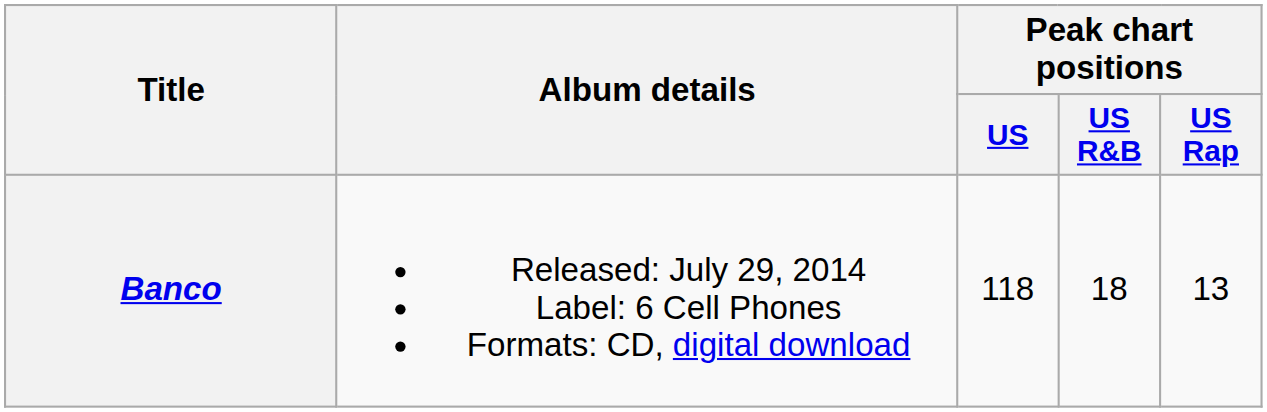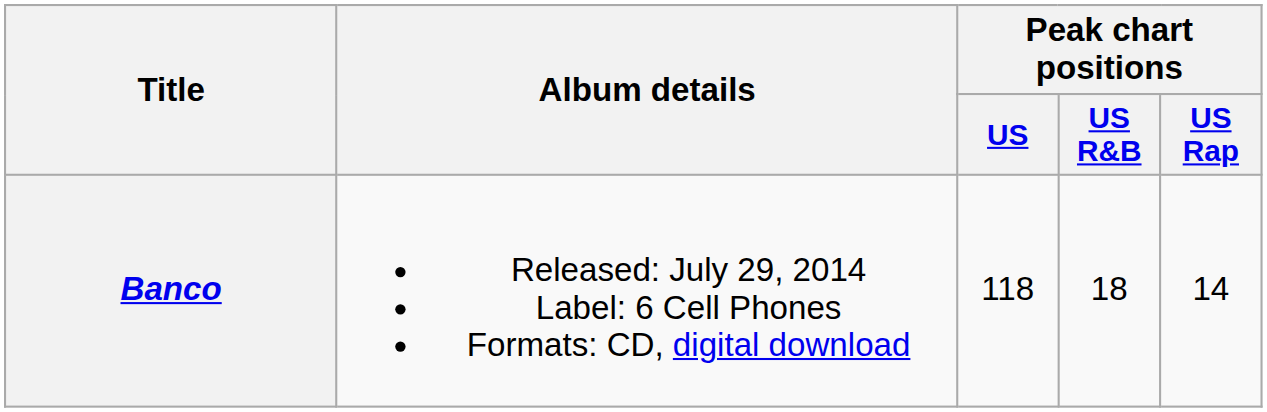(1211, 289) 13 -> (1211, 289) 14
